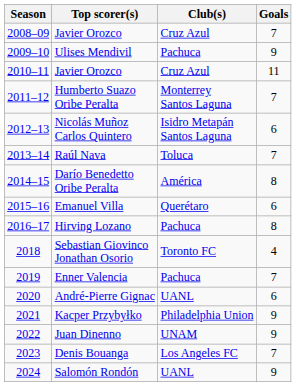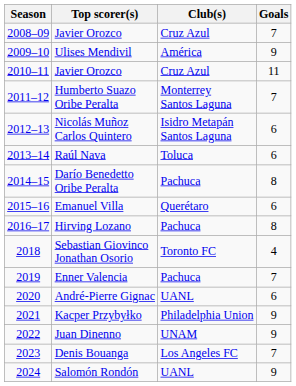(180, 52) Pachuca -> (181, 52) América
(274, 155) 7 -> (274, 155) 6
(181, 180) América -> (180, 180) Pachuca
